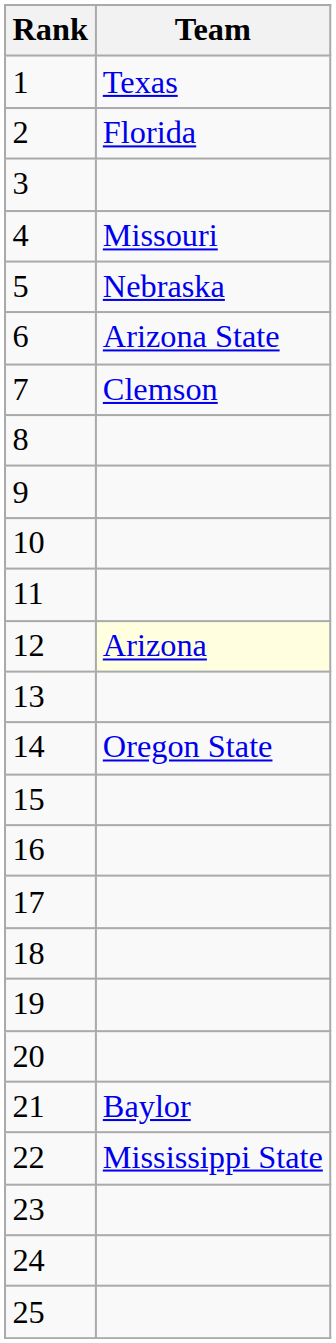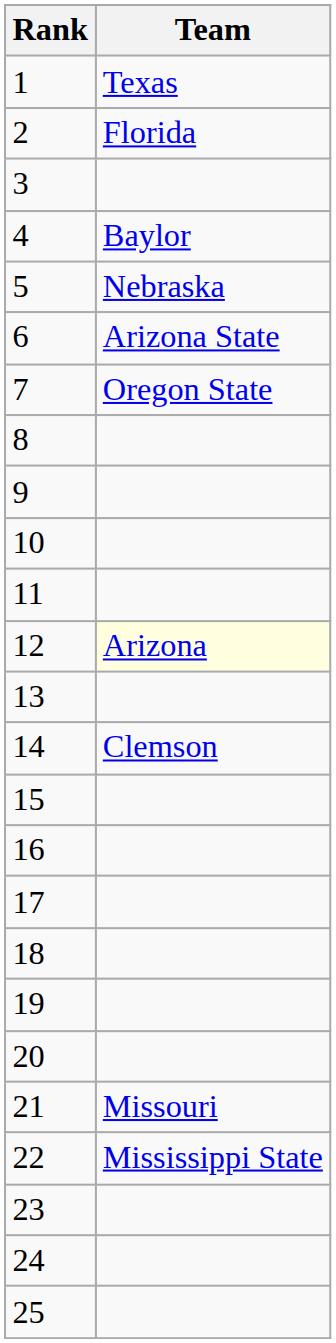(160, 235) Missouri -> (147, 235) Baylor
(160, 388) Clemson -> (188, 388) Oregon State
(188, 747) Oregon State -> (160, 747) Clemson
(147, 1106) Baylor -> (160, 1106) Missouri
